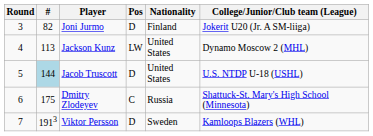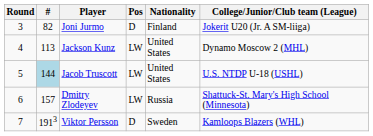(132, 73) D -> (136, 73) LW
(48, 100) 175 -> (48, 100) 157
(132, 100) C -> (136, 100) LW
